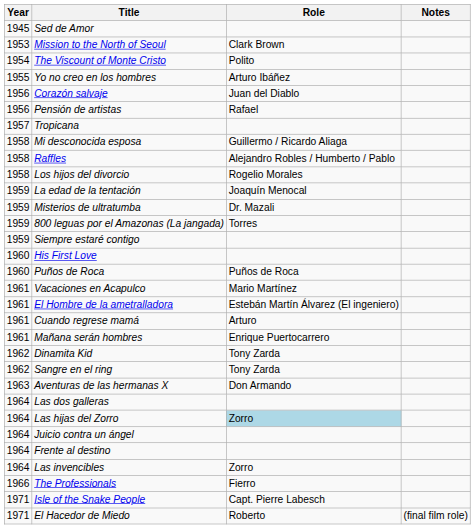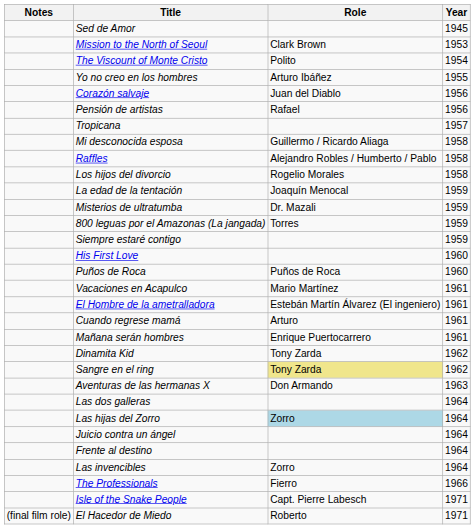columns swapped: (18, 12) <-> (436, 12)
(254, 369) no background -> (296, 369) khaki background
